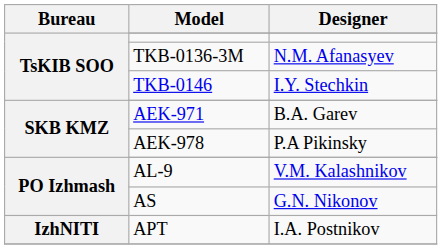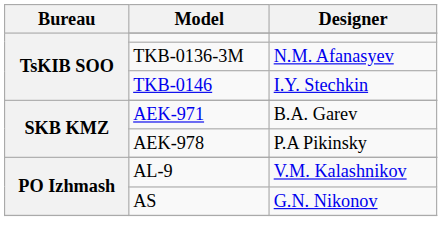- row: (150, 229)
